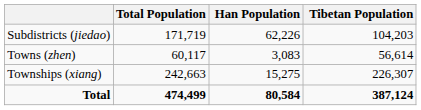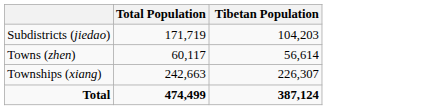- column: (256, 14)
